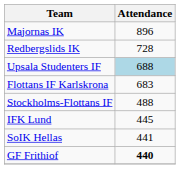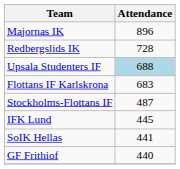(145, 102) 488 -> (145, 102) 487
(145, 155) bold -> (145, 155) normal
